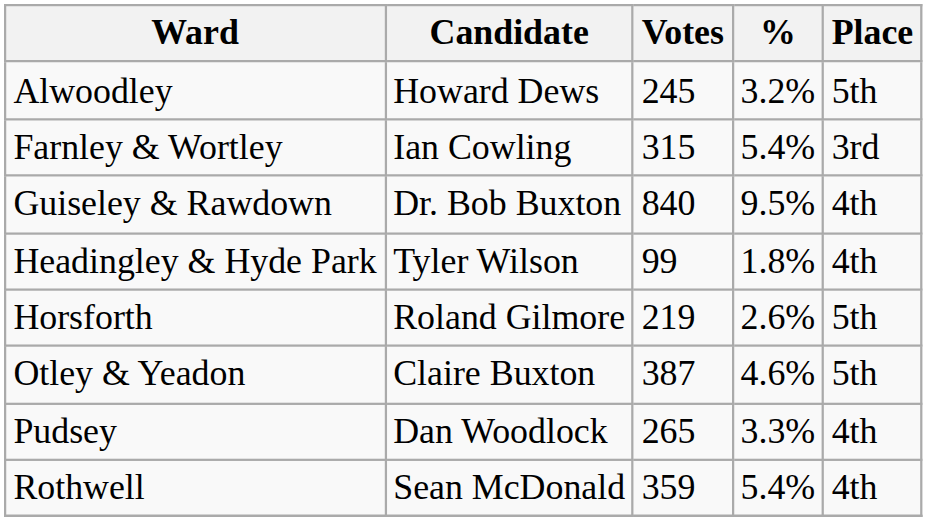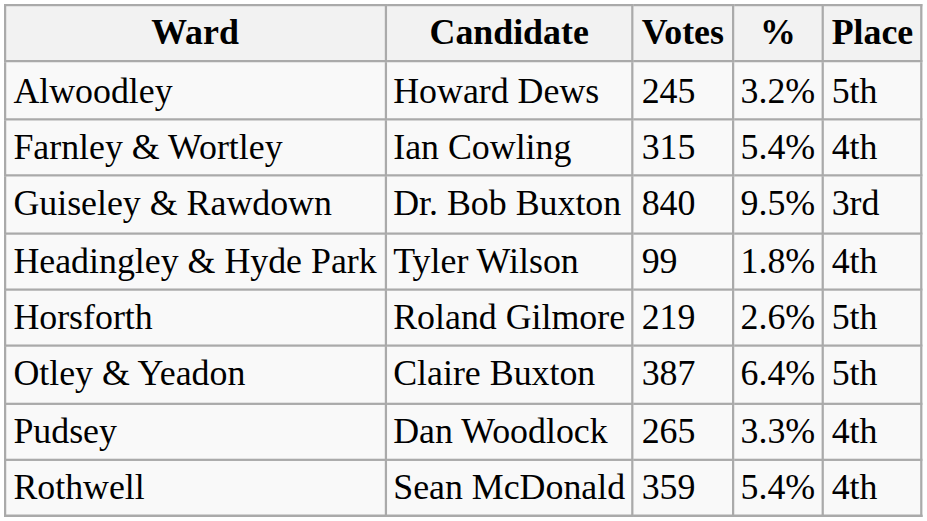(856, 146) 3rd -> (855, 146) 4th
(855, 203) 4th -> (856, 203) 3rd
(778, 373) 4.6% -> (778, 373) 6.4%
